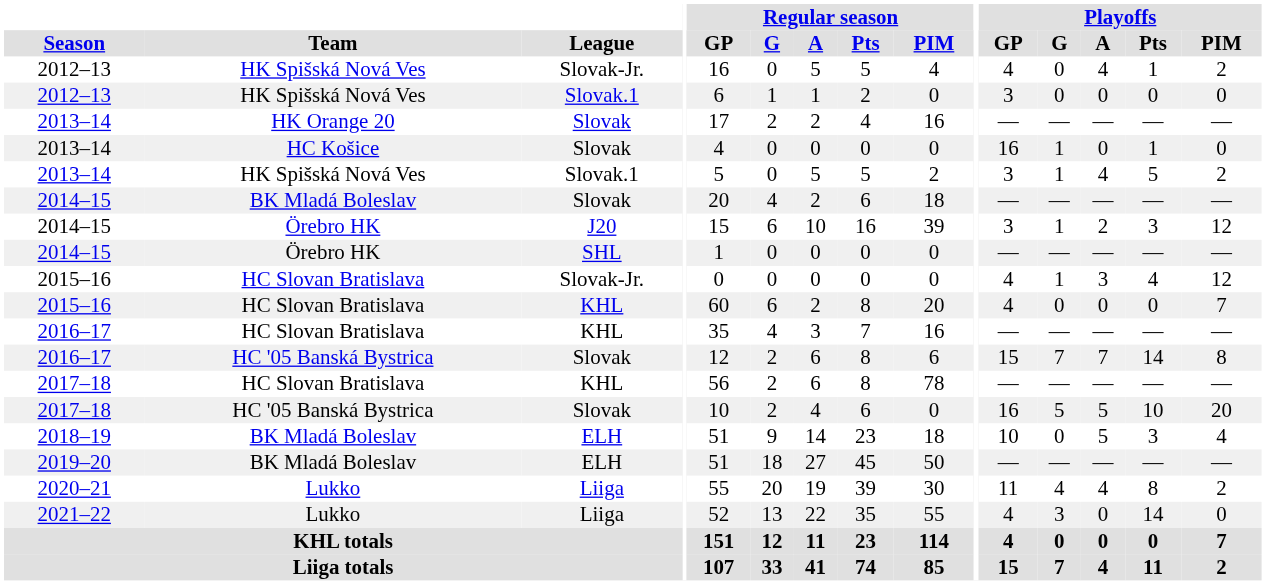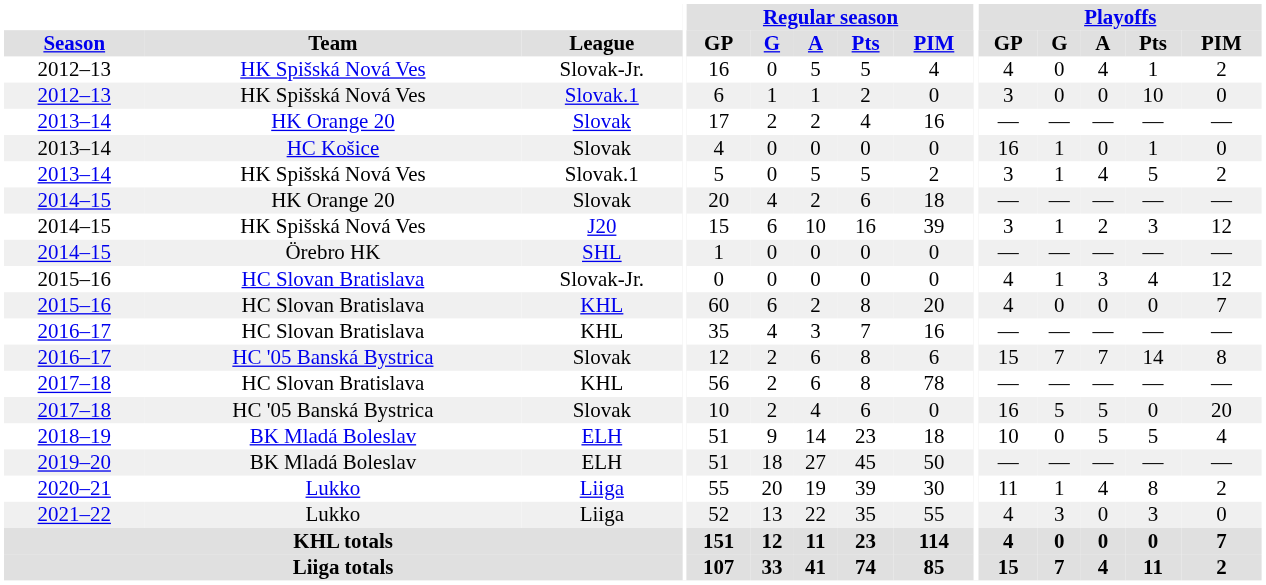(1153, 95) 0 -> (1153, 95) 10
(333, 200) BK Mladá Boleslav -> (333, 200) HK Orange 20
(333, 226) Örebro HK -> (333, 226) HK Spišská Nová Ves
(1153, 409) 10 -> (1153, 409) 0
(1153, 436) 3 -> (1153, 436) 5
(1059, 488) 4 -> (1059, 488) 1
(1153, 514) 14 -> (1153, 514) 3
